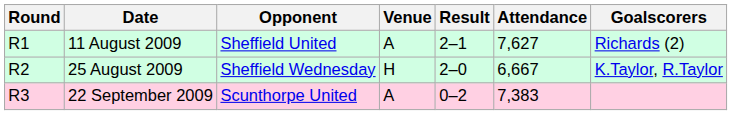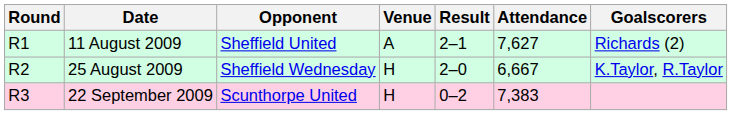(389, 95) A -> (389, 95) H
